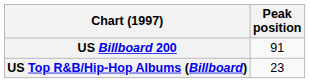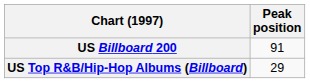(277, 68) 23 -> (277, 68) 29
